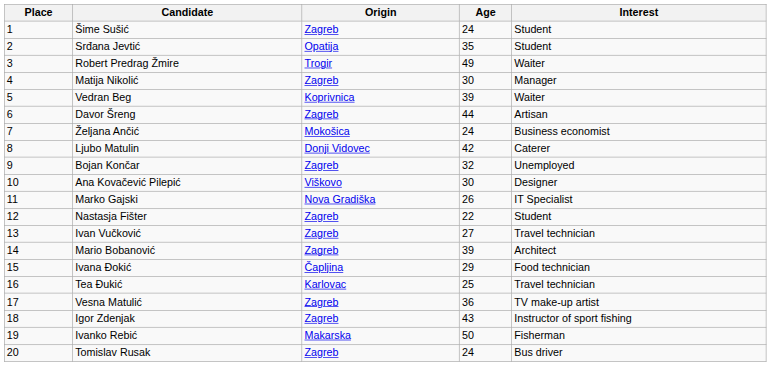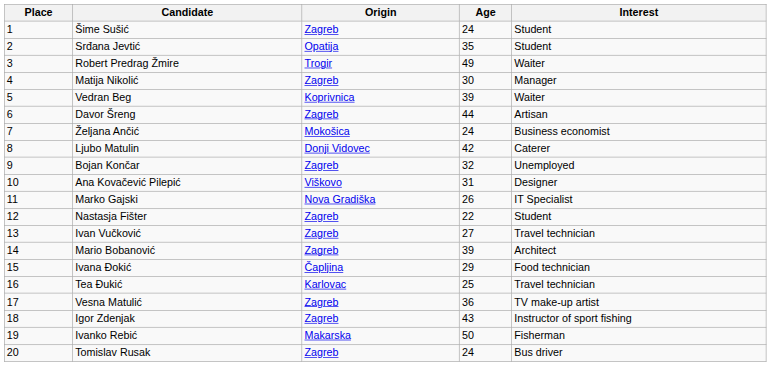(468, 183) 30 -> (468, 183) 31
